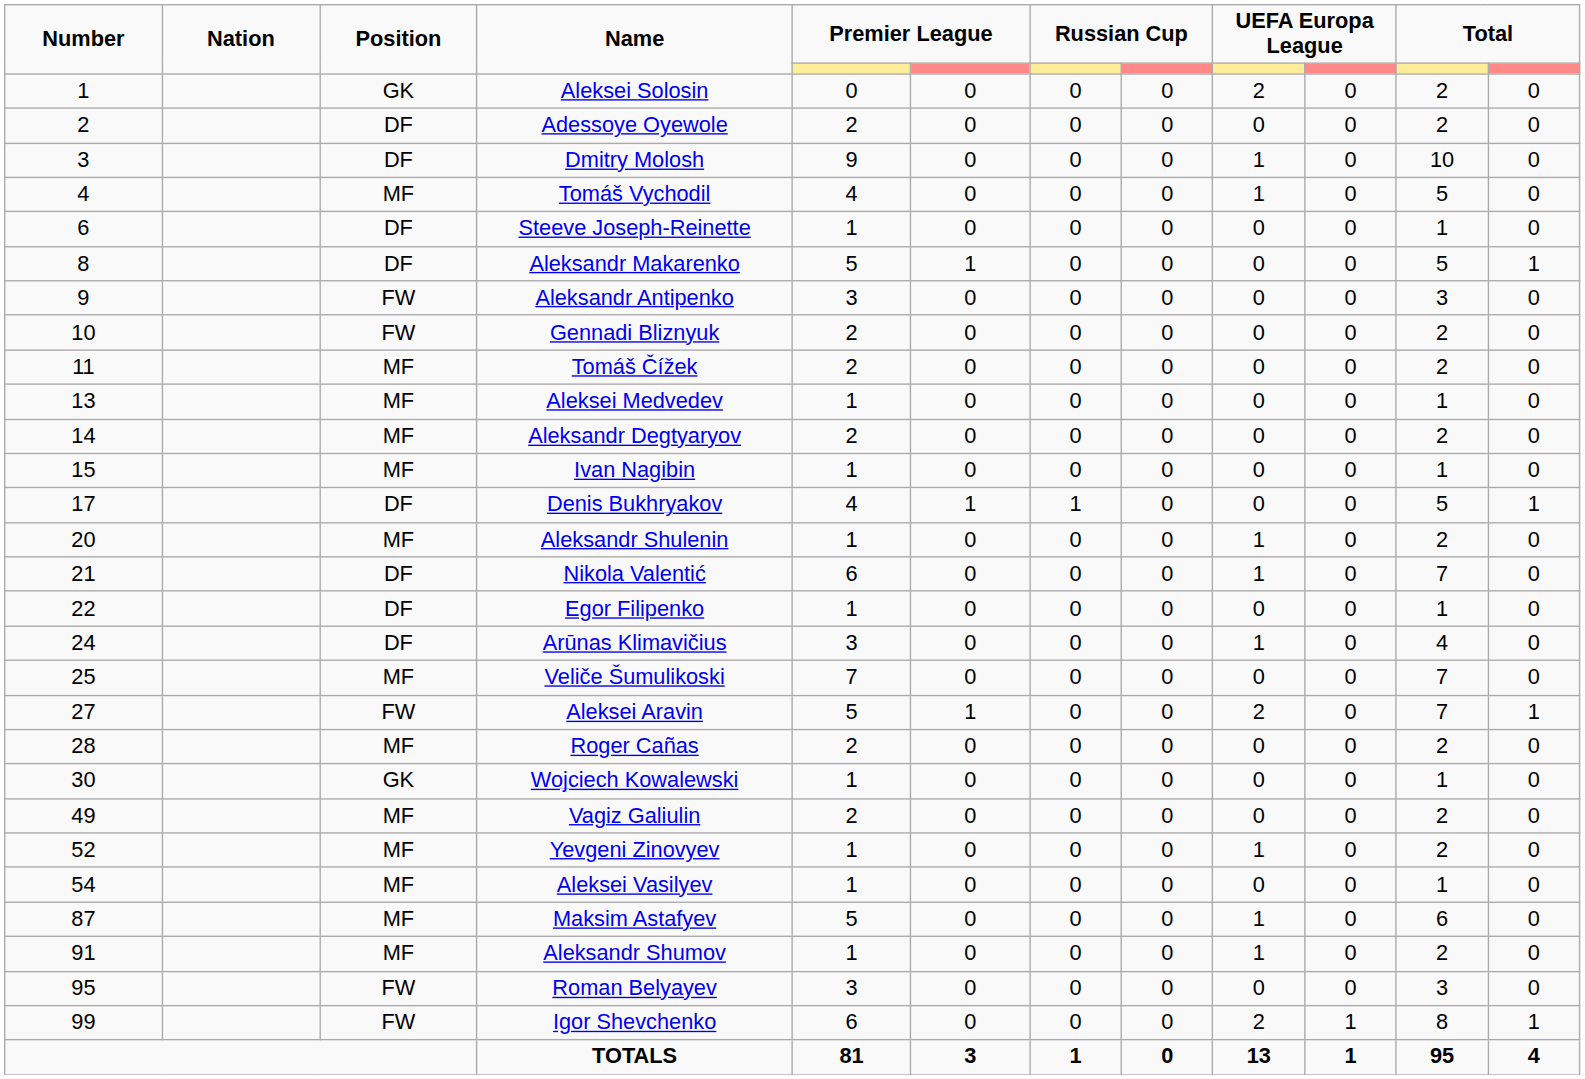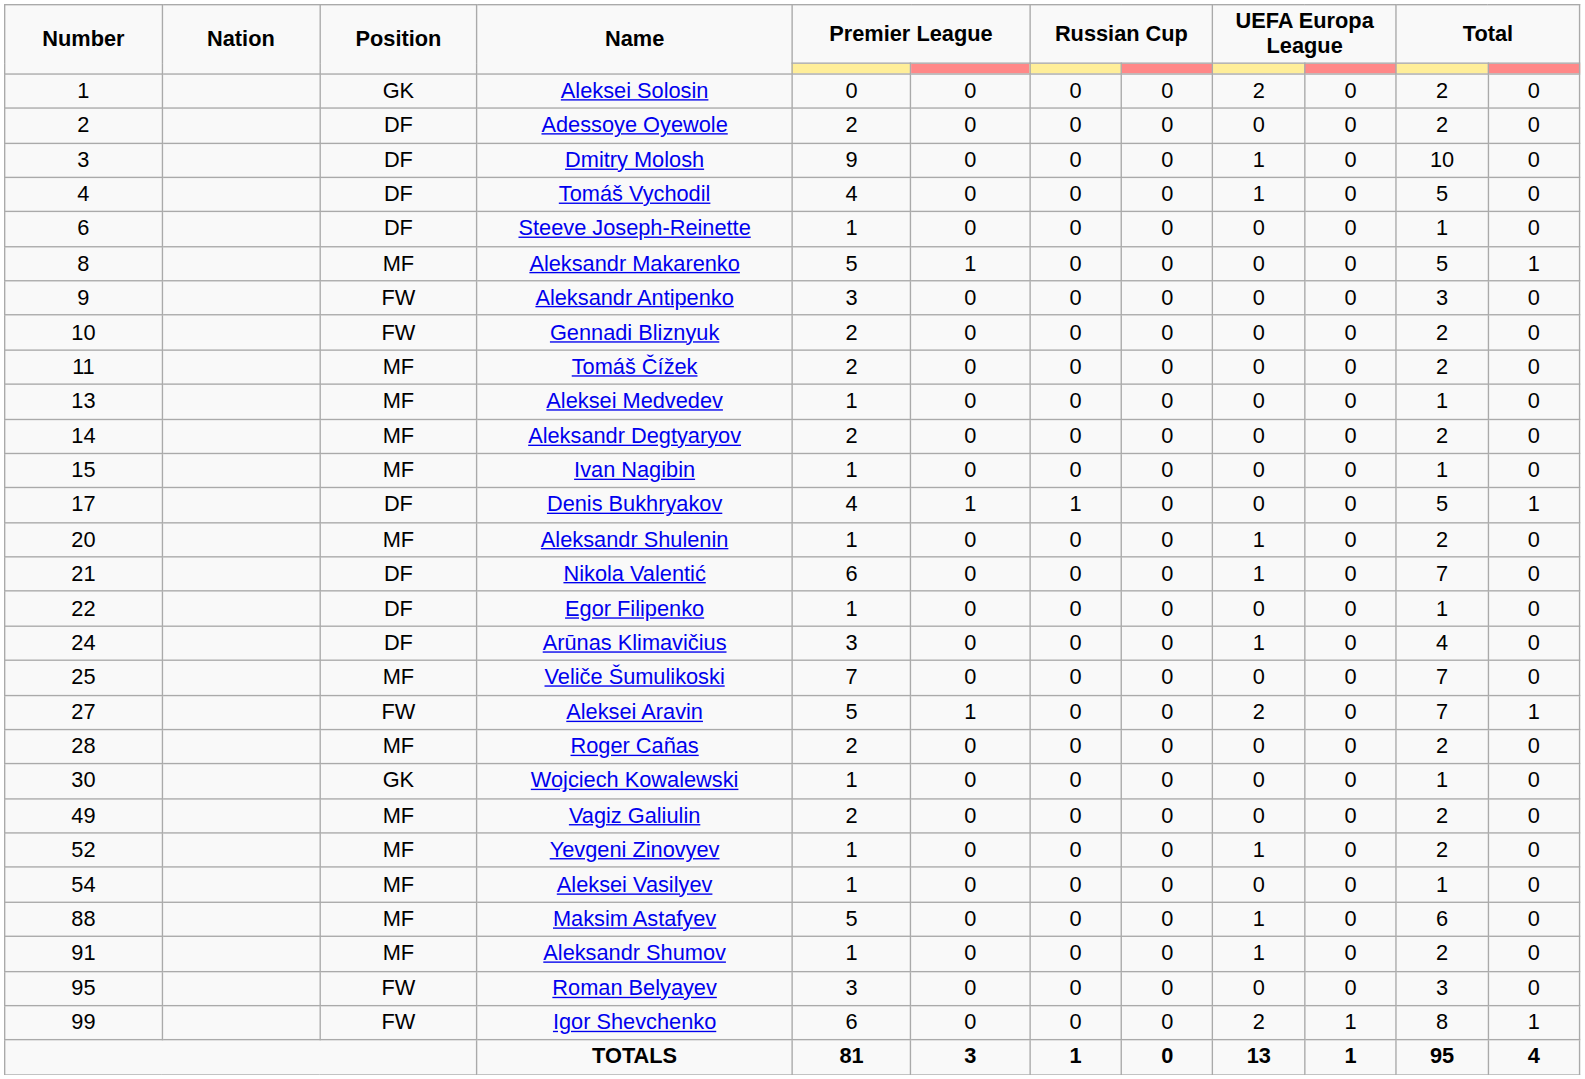(398, 194) MF -> (398, 194) DF
(398, 263) DF -> (398, 263) MF
(83, 919) 87 -> (83, 919) 88
